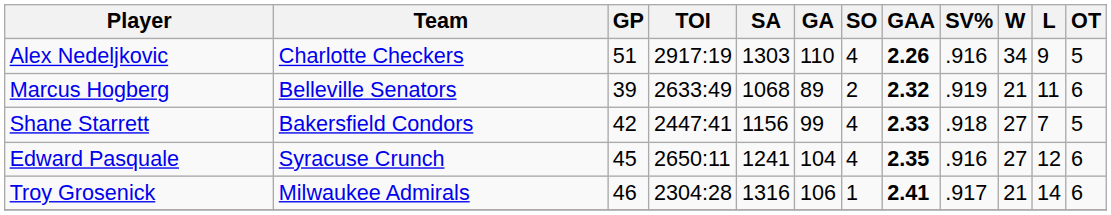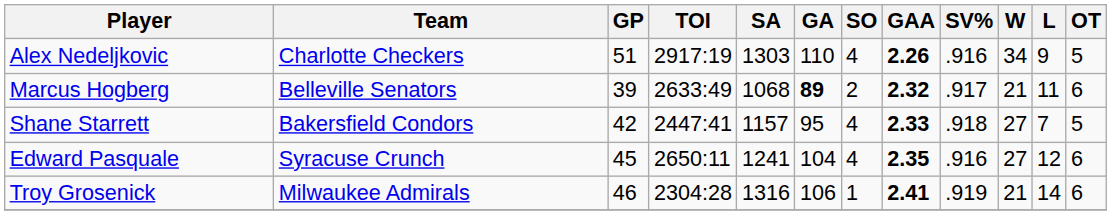(812, 90) normal -> (812, 90) bold
(966, 90) .919 -> (966, 90) .917
(765, 124) 1156 -> (765, 124) 1157
(812, 124) 99 -> (812, 124) 95
(966, 192) .917 -> (966, 192) .919
